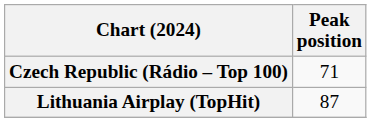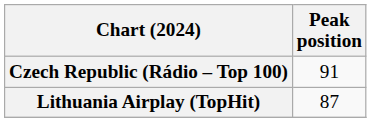(329, 71) 71 -> (329, 71) 91
